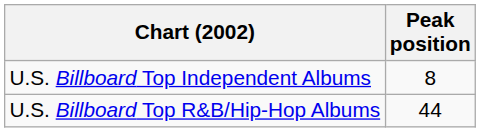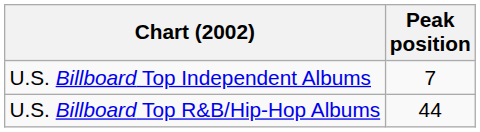(430, 77) 8 -> (430, 77) 7
